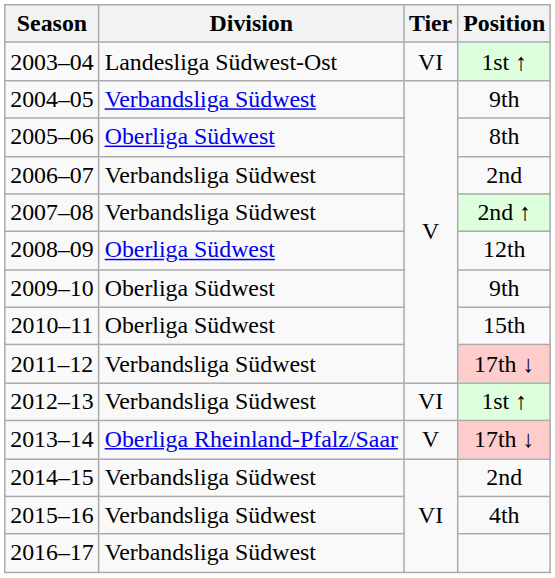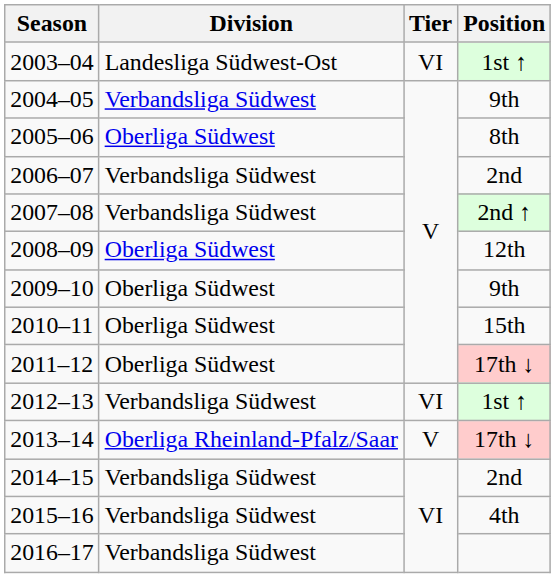(210, 363) Verbandsliga Südwest -> (190, 363) Oberliga Südwest
